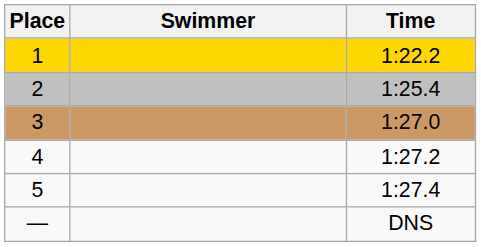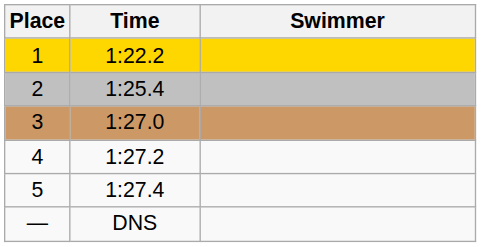columns swapped: (208, 21) <-> (411, 21)
